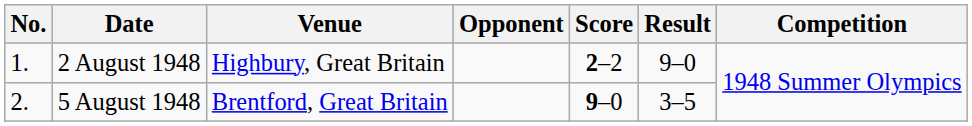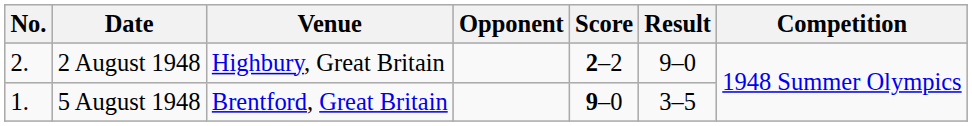(20, 62) 1. -> (20, 62) 2.
(20, 101) 2. -> (20, 101) 1.
